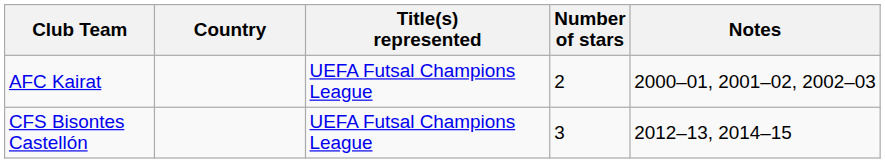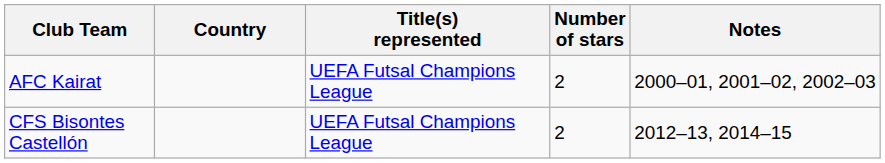(560, 132) 3 -> (560, 132) 2
